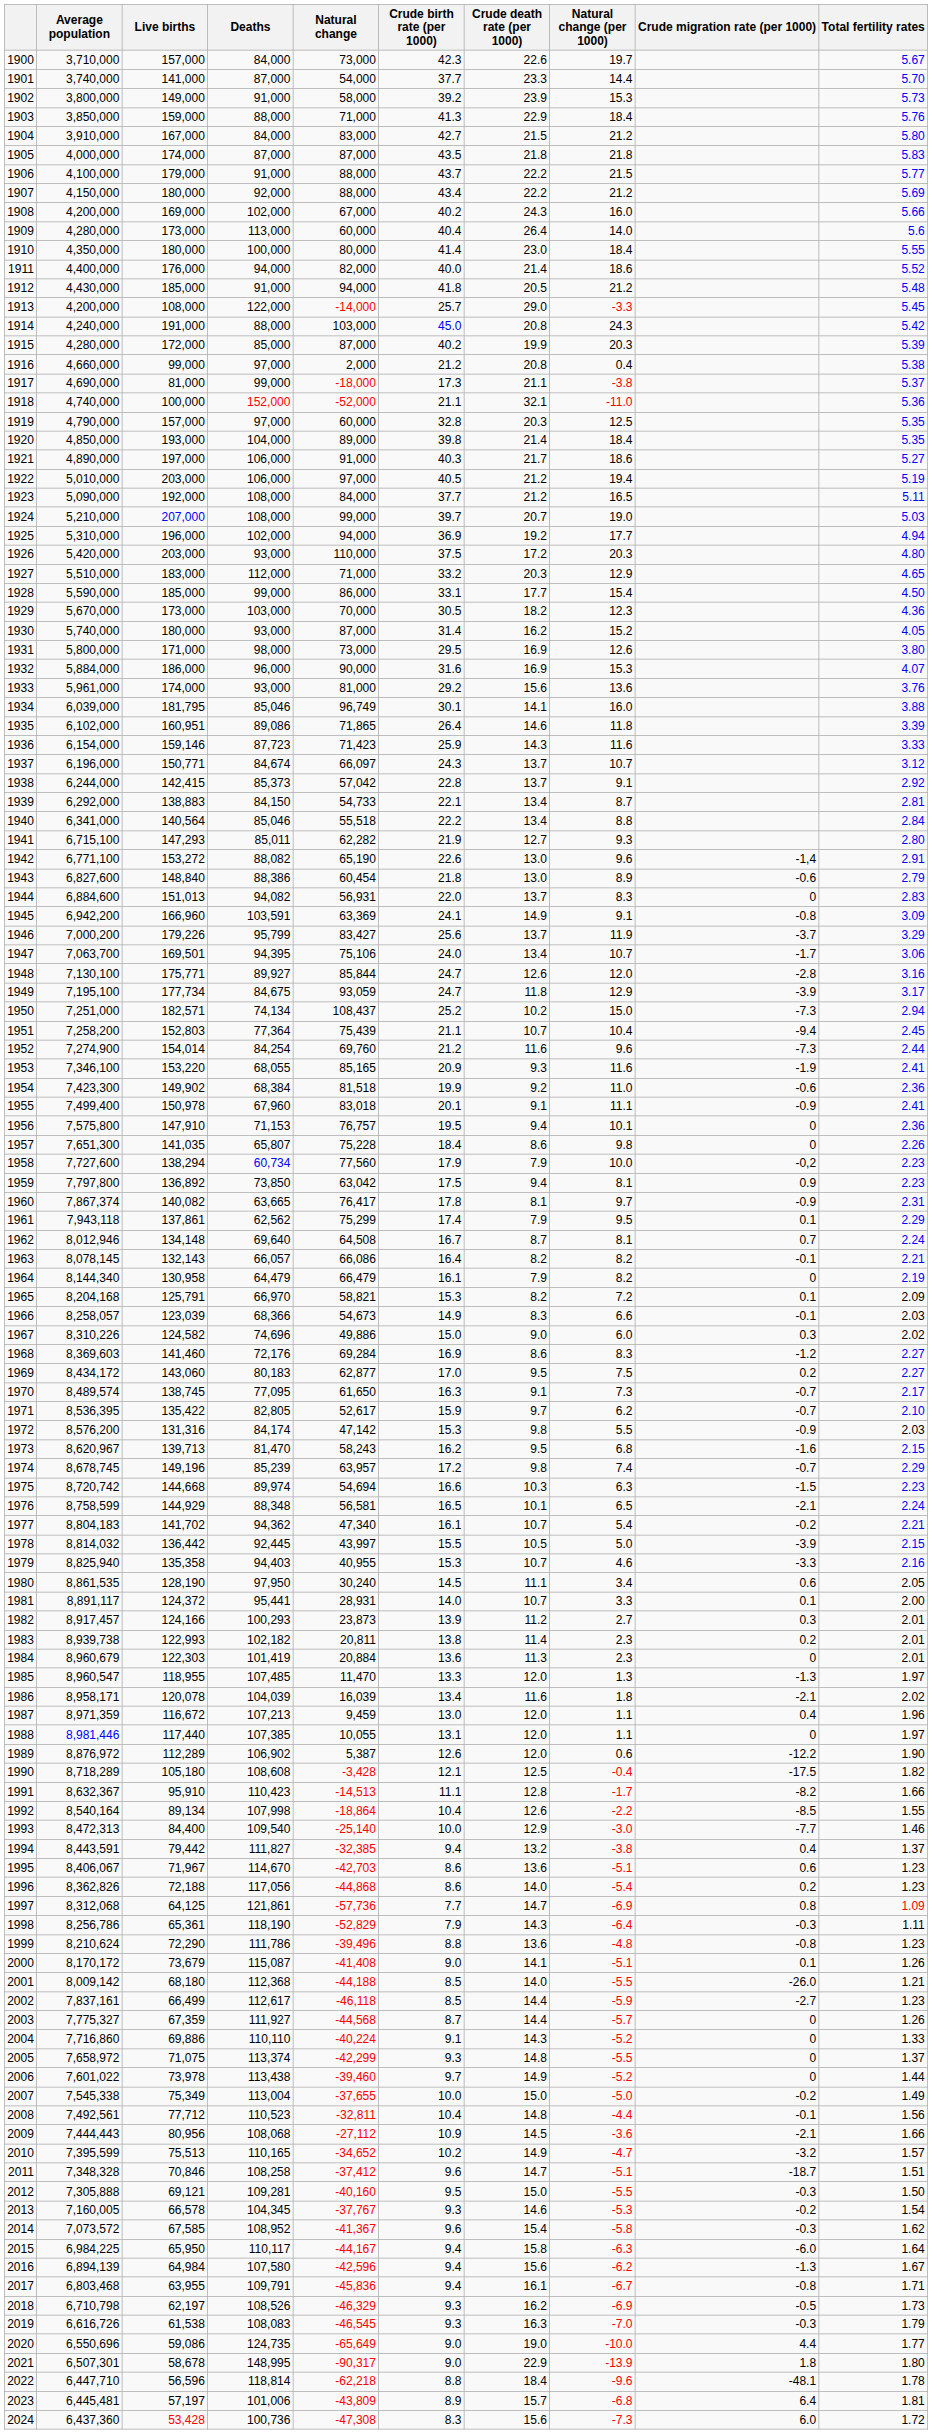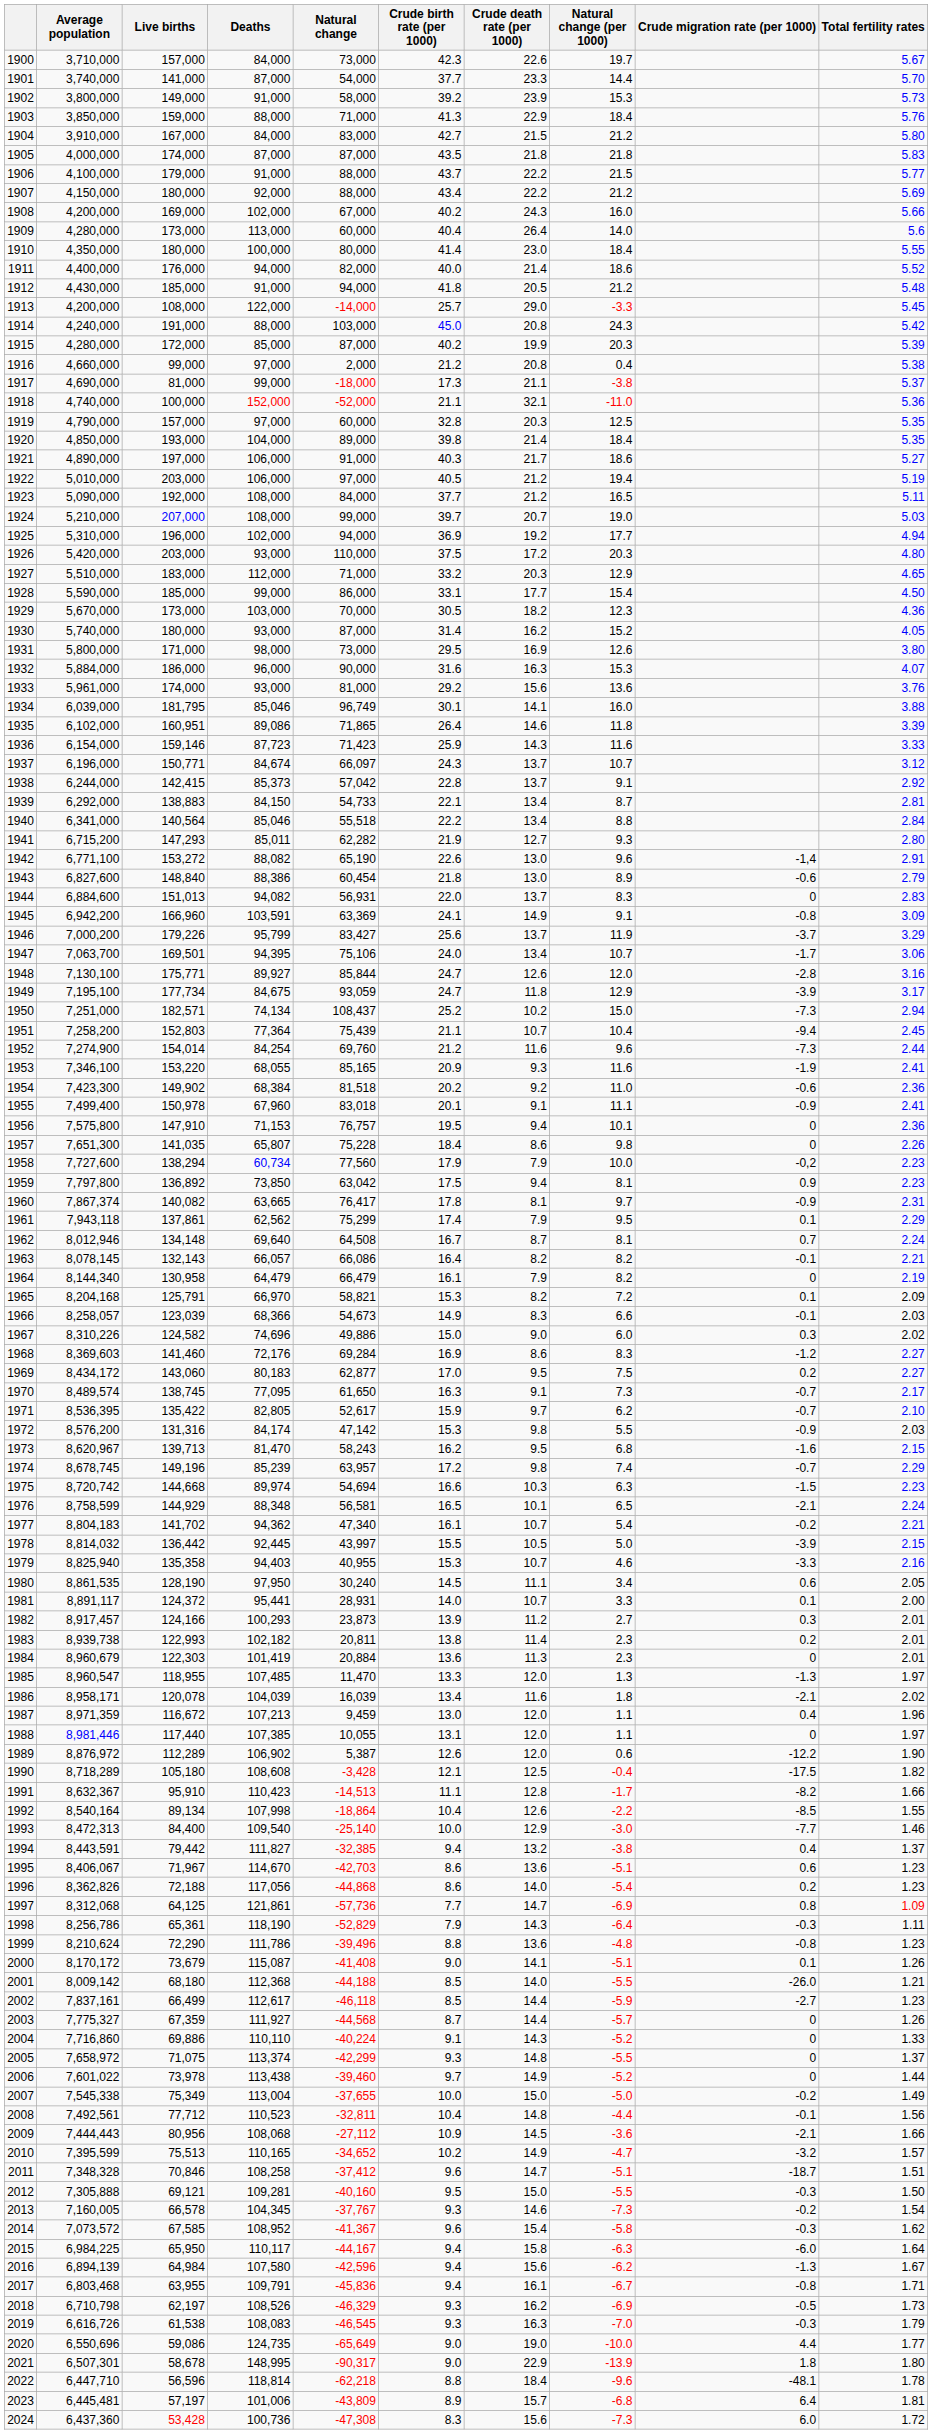(535, 669) 16.9 -> (535, 669) 16.3
(93, 840) 6,715,100 -> (93, 840) 6,715,200
(450, 1087) 19.9 -> (450, 1087) 20.2
(622, 2210) -5.3 -> (622, 2210) -7.3
